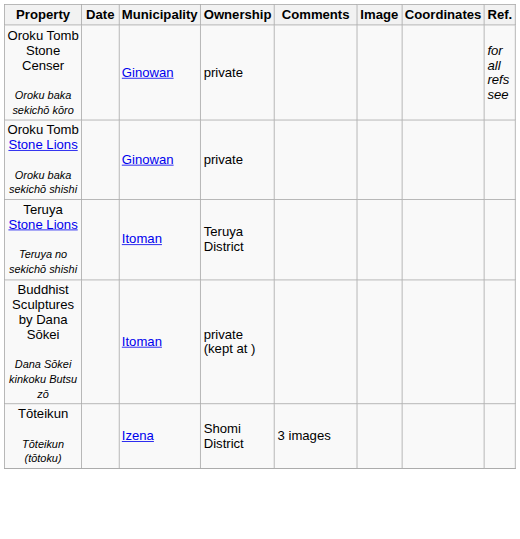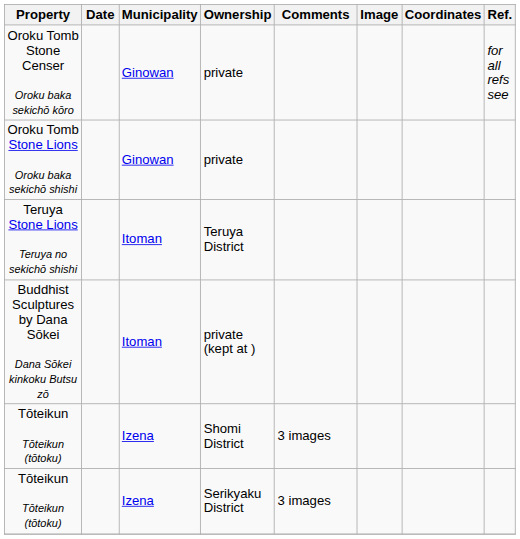+ row: (43, 501)
